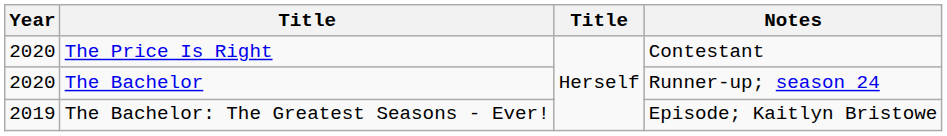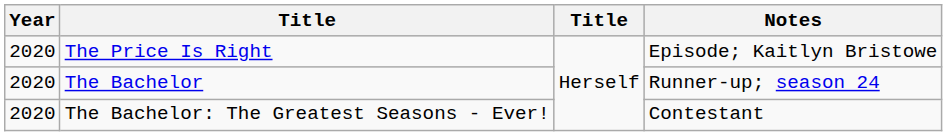(706, 52) Contestant -> (793, 52) Episode; Kaitlyn Bristowe
(32, 114) 2019 -> (32, 114) 2020
(793, 114) Episode; Kaitlyn Bristowe -> (706, 114) Contestant
